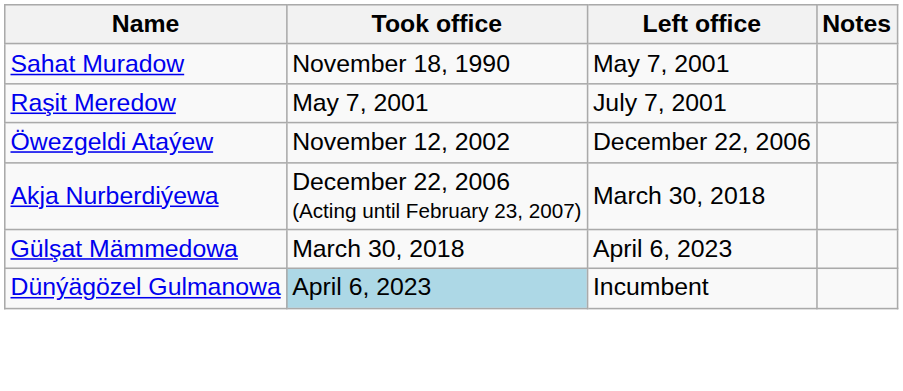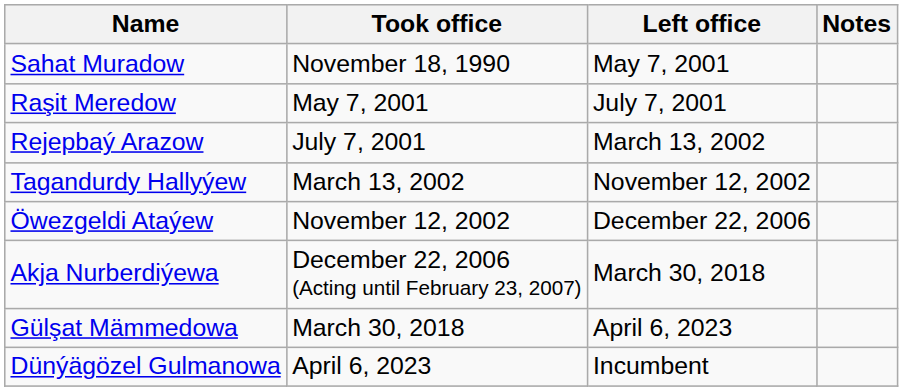+ row: (107, 142)
+ row: (128, 181)
(362, 288) lightblue background -> (362, 366) no background
